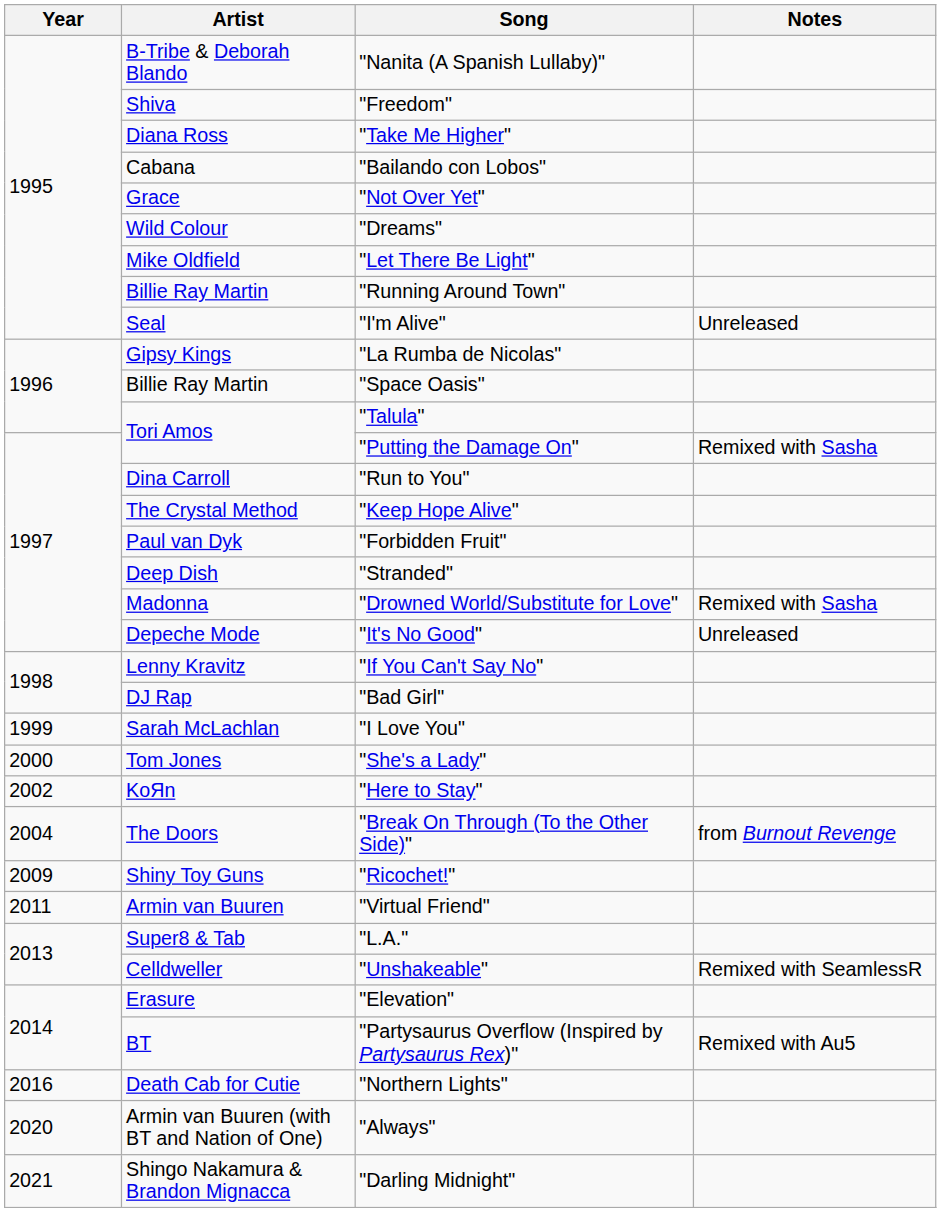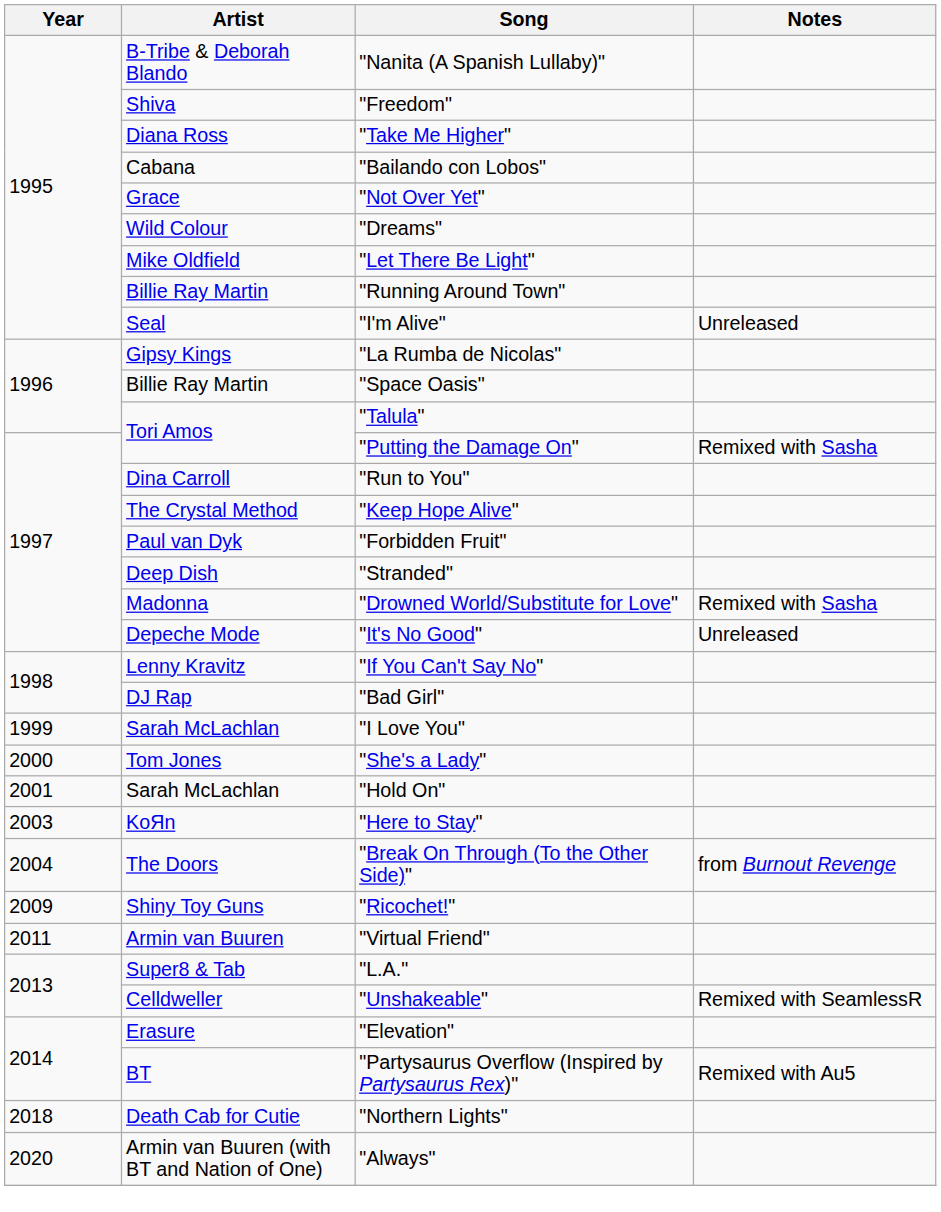+ row: (402, 791)
(31, 791) 2002 -> (31, 822) 2003
(31, 1085) 2016 -> (31, 1116) 2018
- row: (437, 1180)
